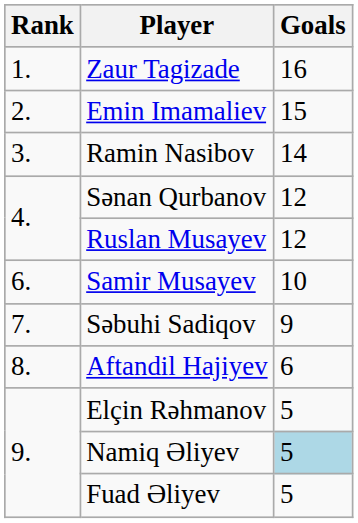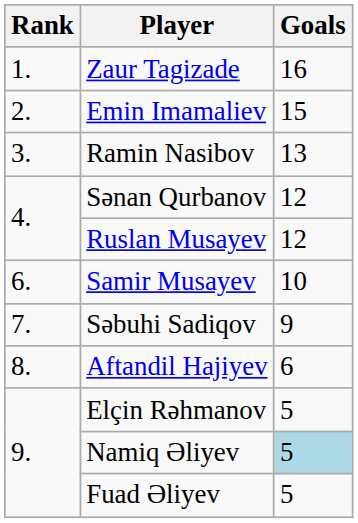(293, 153) 14 -> (293, 153) 13
